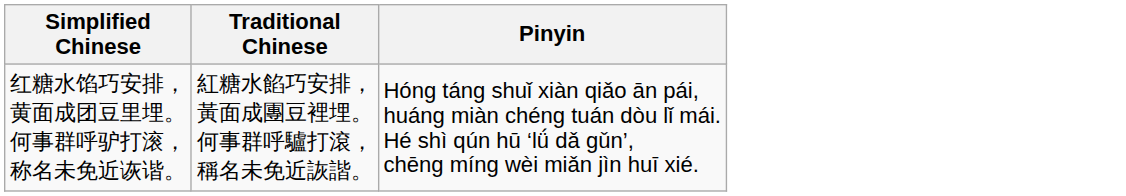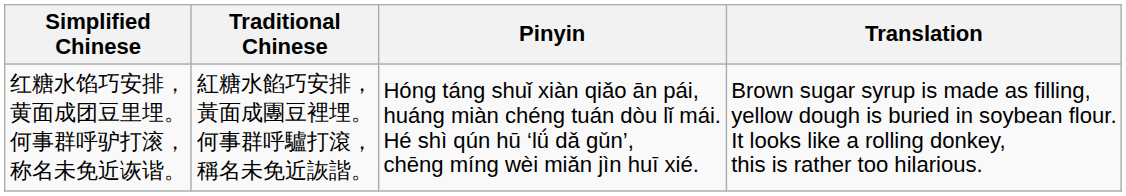+ column: (924, 34)
